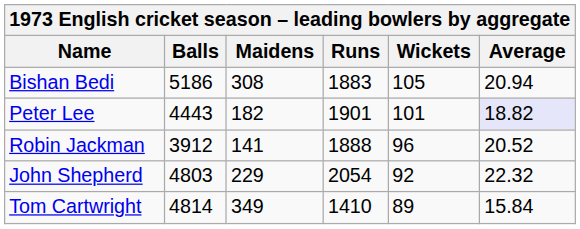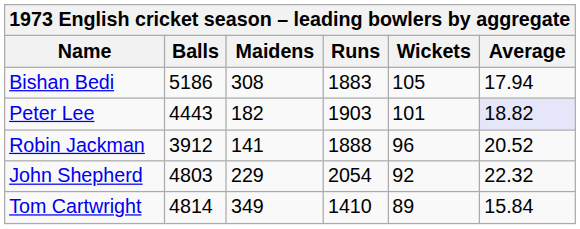(509, 82) 20.94 -> (509, 82) 17.94
(350, 113) 1901 -> (350, 113) 1903
